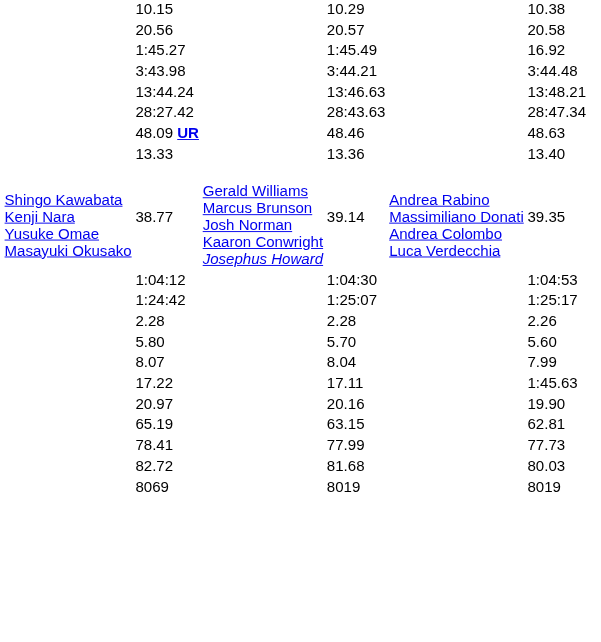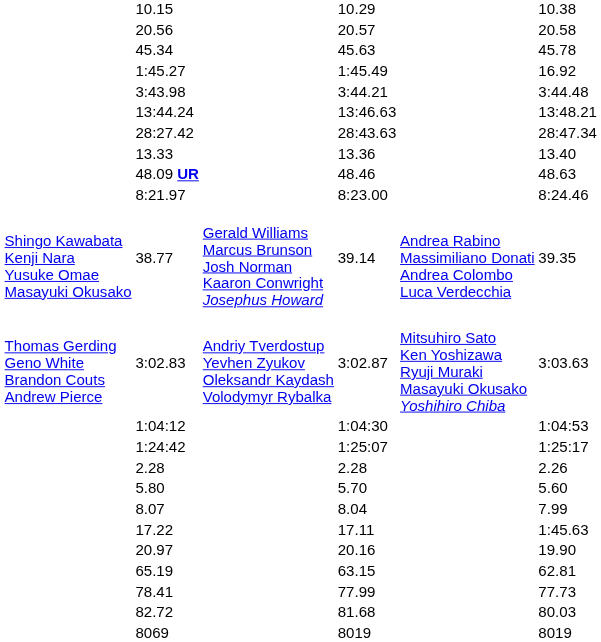+ row: (154, 50)
rows swapped: (154, 154) <-> (167, 133)
+ row: (160, 195)
+ row: (160, 363)
